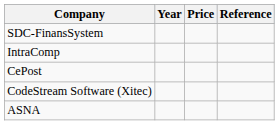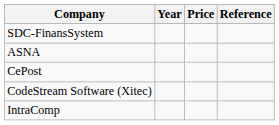rows swapped: (34, 52) <-> (24, 110)
